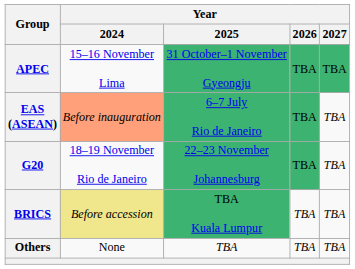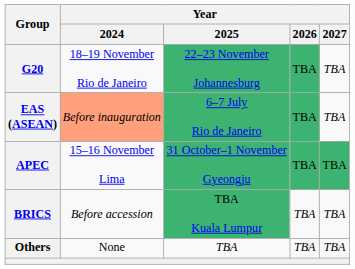rows swapped: (33, 68) <-> (33, 165)
(112, 213) khaki background -> (112, 213) no background
